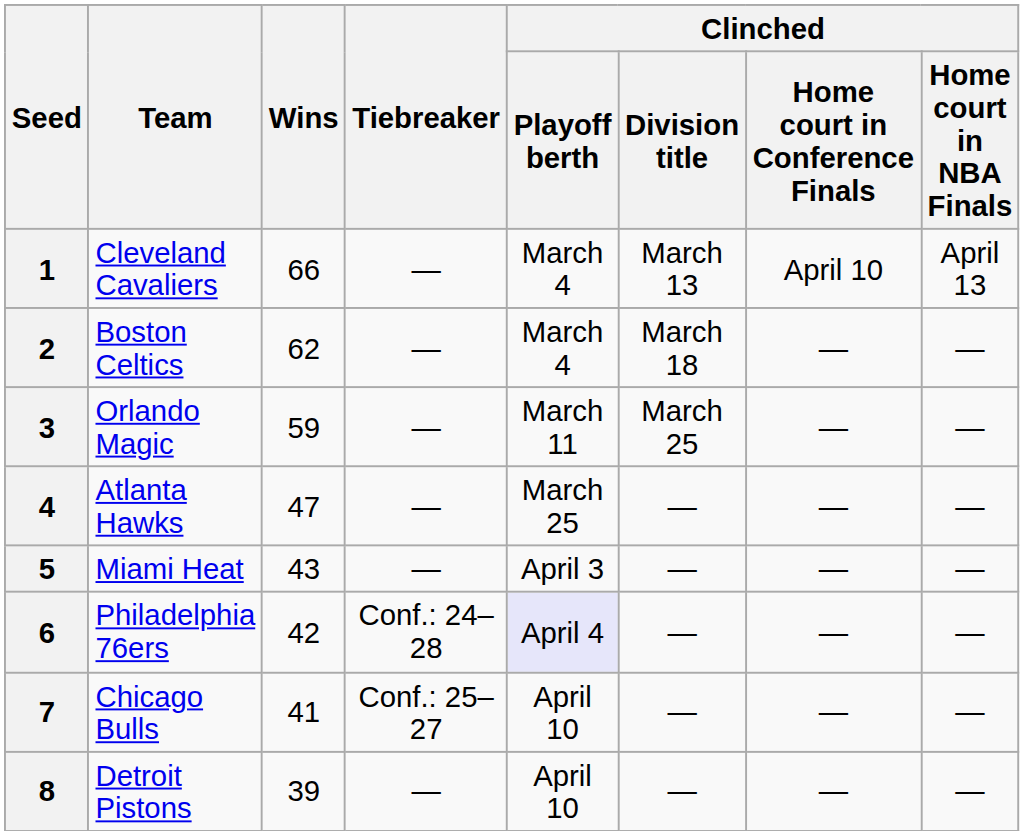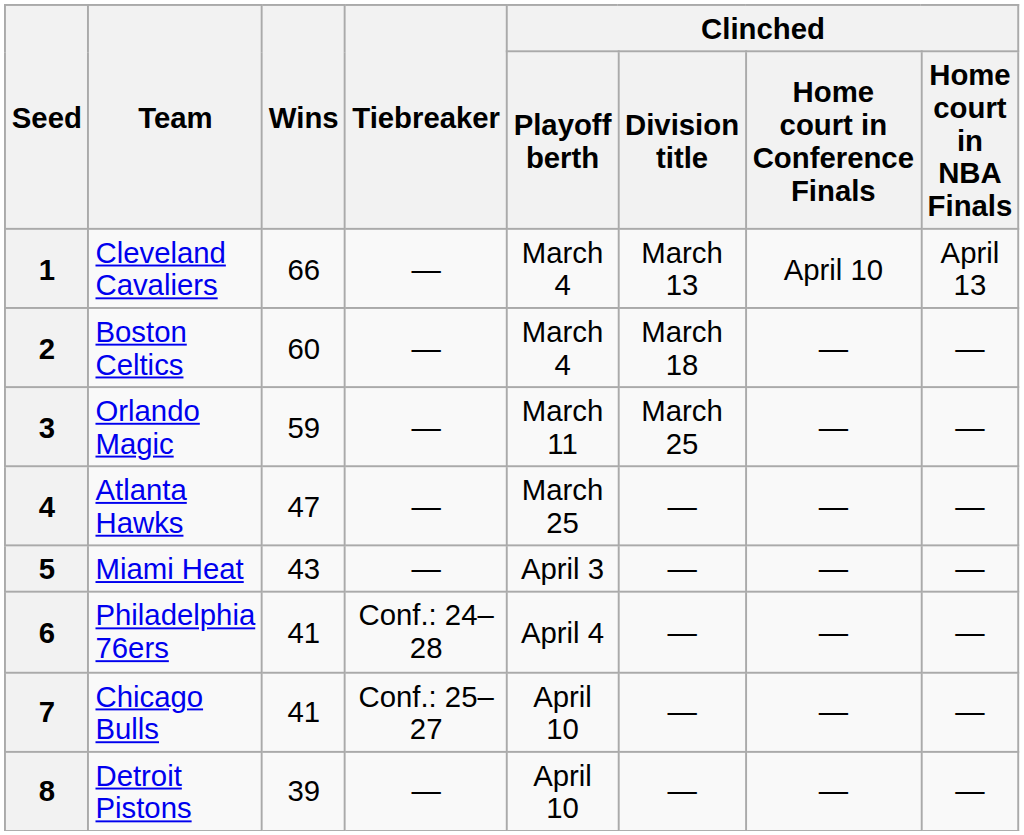(304, 348) 62 -> (304, 348) 60
(304, 632) 42 -> (304, 632) 41
(563, 632) lavender background -> (563, 632) no background
